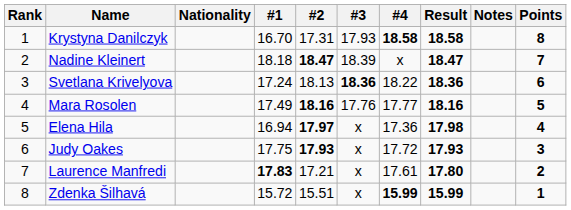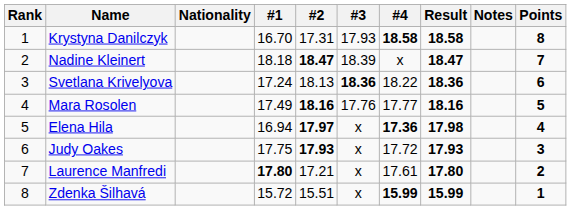(400, 127) normal -> (400, 127) bold
(275, 171) 17.83 -> (275, 171) 17.80
